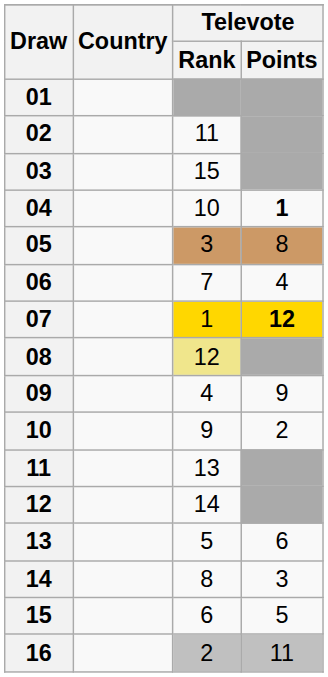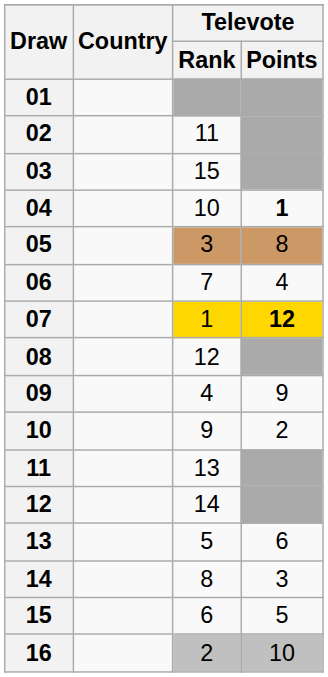(207, 356) khaki background -> (207, 356) no background
(282, 652) 11 -> (282, 652) 10
